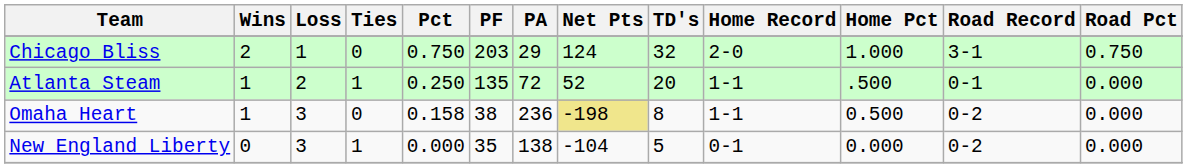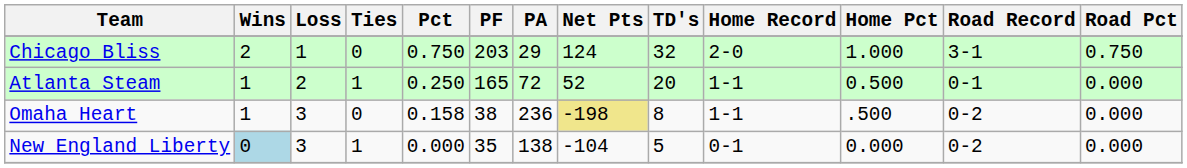(491, 84) 135 -> (491, 84) 165
(869, 84) .500 -> (875, 84) 0.500
(875, 115) 0.500 -> (869, 115) .500
(245, 147) no background -> (245, 147) lightblue background
